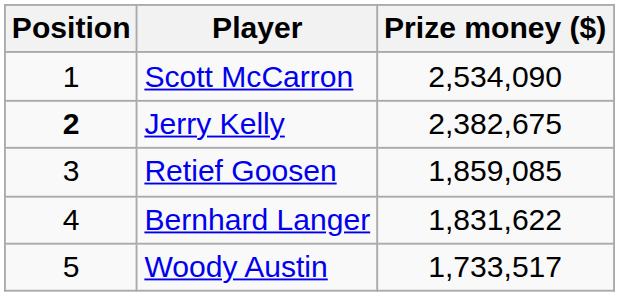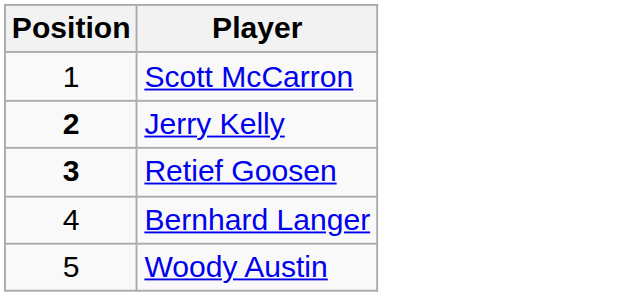- column: (495, 28)
(71, 171) normal -> (71, 171) bold
